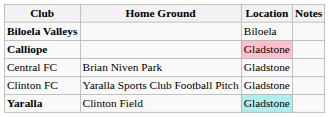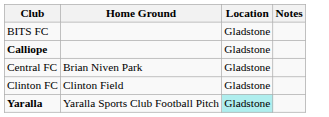- row: (42, 31)
+ row: (28, 31)
(267, 49) pink background -> (247, 49) no background
(161, 85) Yaralla Sports Club Football Pitch -> (93, 85) Clinton Field
(113, 103) Clinton Field -> (141, 103) Yaralla Sports Club Football Pitch
